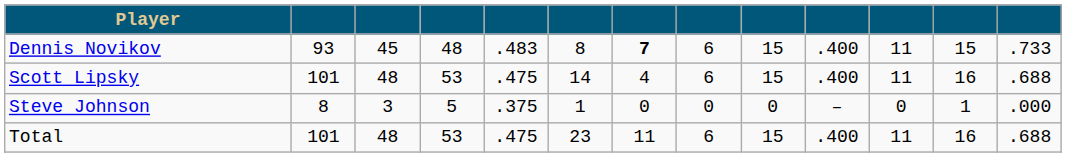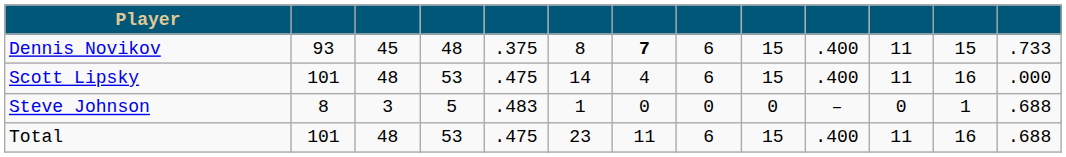(516, 49) .483 -> (516, 49) .375
(1030, 78) .688 -> (1030, 78) .000
(516, 108) .375 -> (516, 108) .483
(1030, 108) .000 -> (1030, 108) .688
